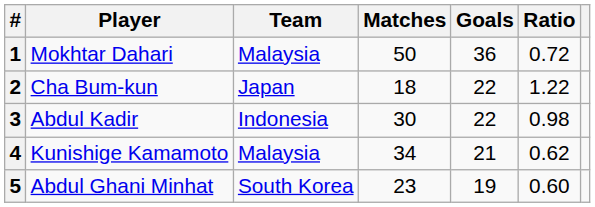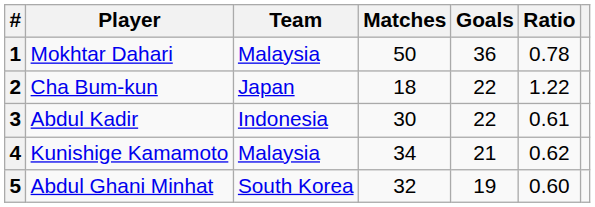(549, 53) 0.72 -> (549, 53) 0.78
(549, 119) 0.98 -> (549, 119) 0.61
(405, 185) 23 -> (405, 185) 32
